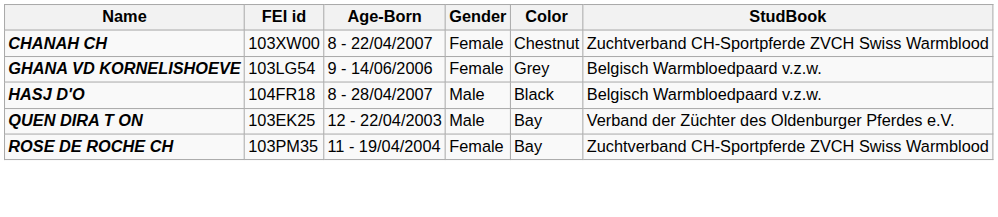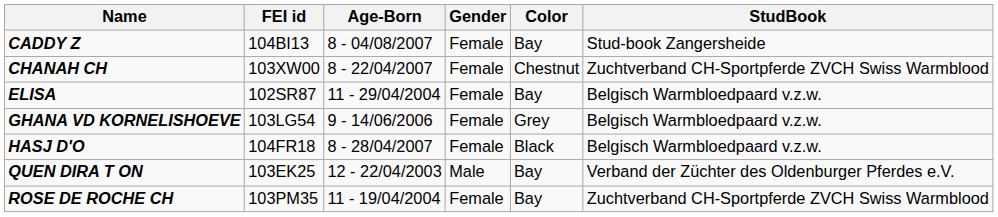+ row: (44, 43)
+ row: (32, 95)
(467, 95) Male -> (476, 146) Female
